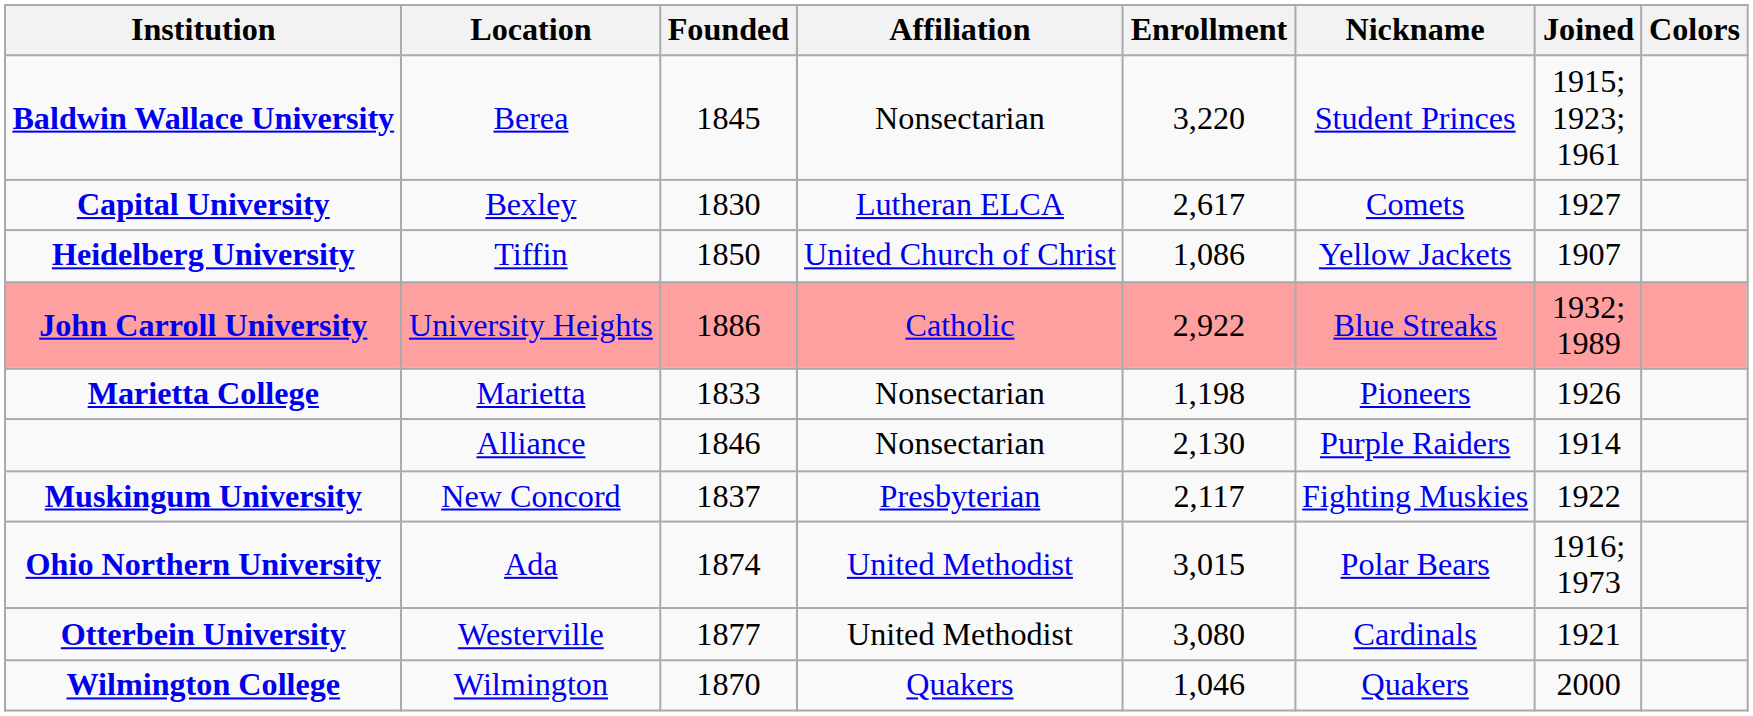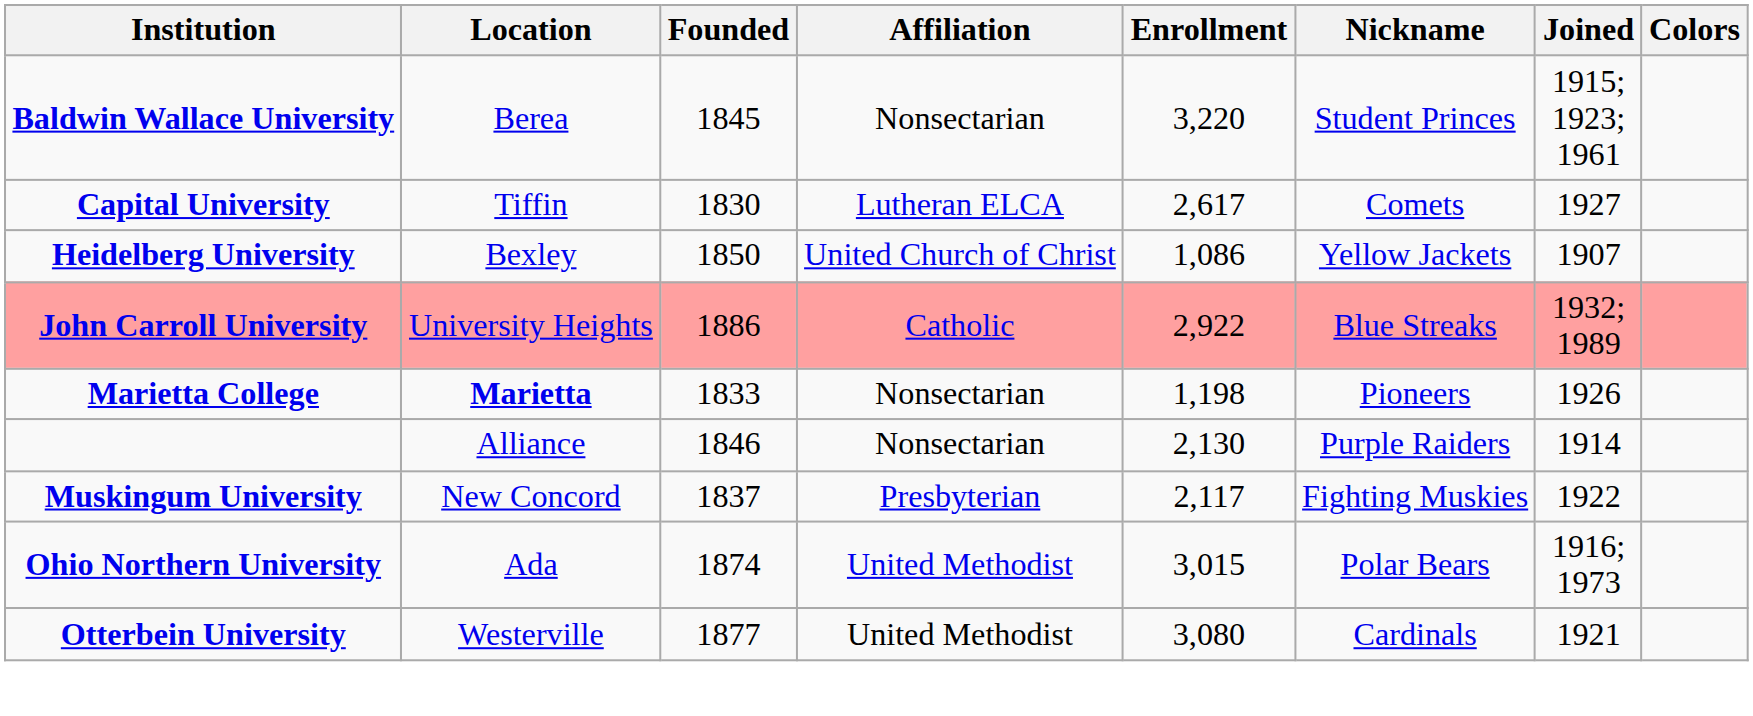(531, 204) Bexley -> (531, 204) Tiffin
(531, 255) Tiffin -> (531, 255) Bexley
(531, 393) normal -> (531, 393) bold
- row: (203, 684)
